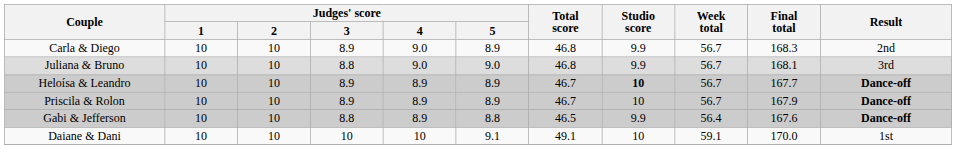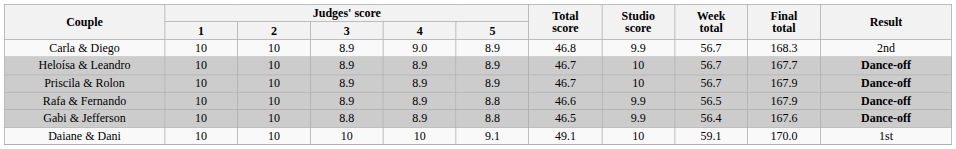- row: (85, 65)
(638, 83) bold -> (638, 65) normal
+ row: (85, 100)
